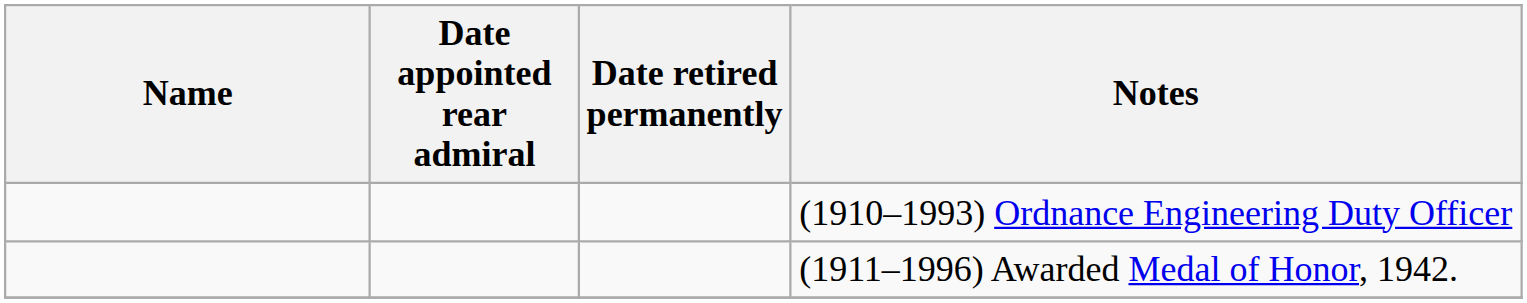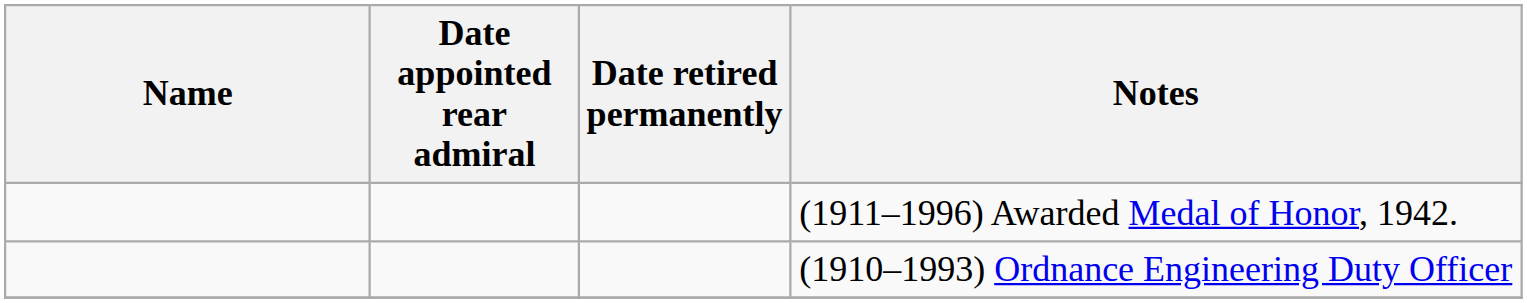rows swapped: (1156, 211) <-> (1129, 268)
